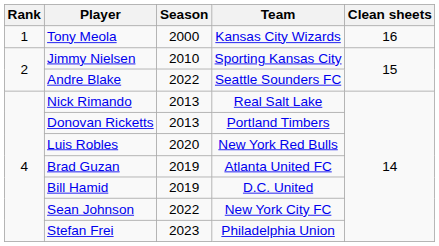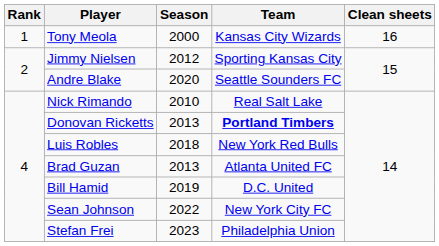(184, 58) 2010 -> (184, 58) 2012
(184, 79) 2022 -> (184, 79) 2020
(184, 101) 2013 -> (184, 101) 2010
(278, 123) normal -> (278, 123) bold
(184, 144) 2020 -> (184, 144) 2018
(184, 166) 2019 -> (184, 166) 2013
